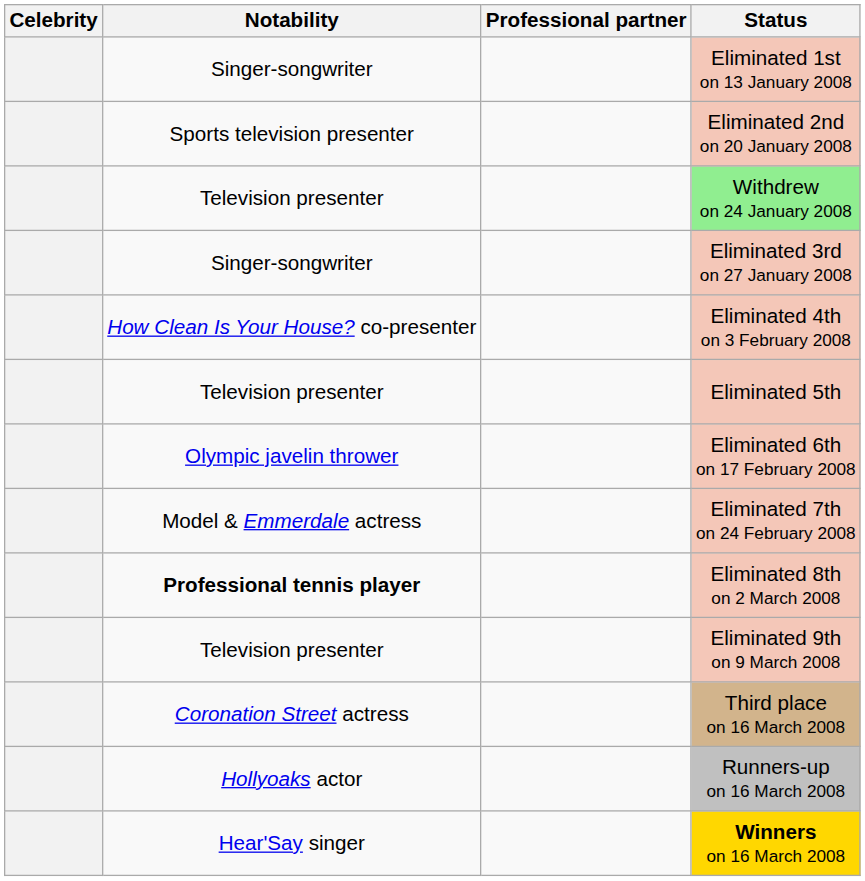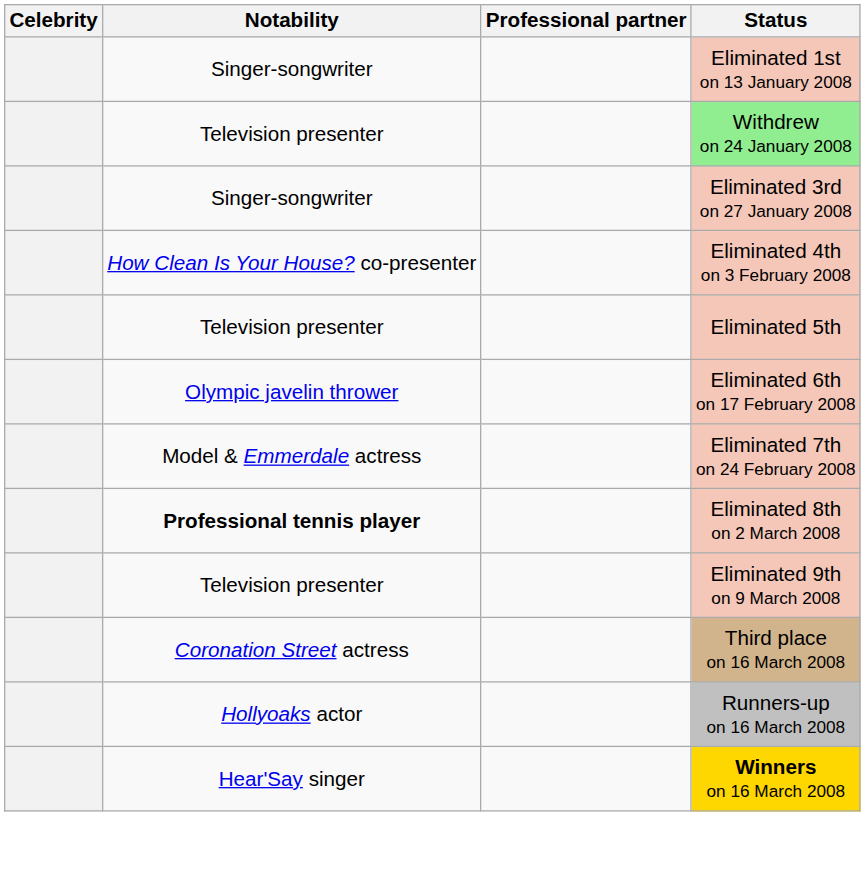- row: (776, 133)
